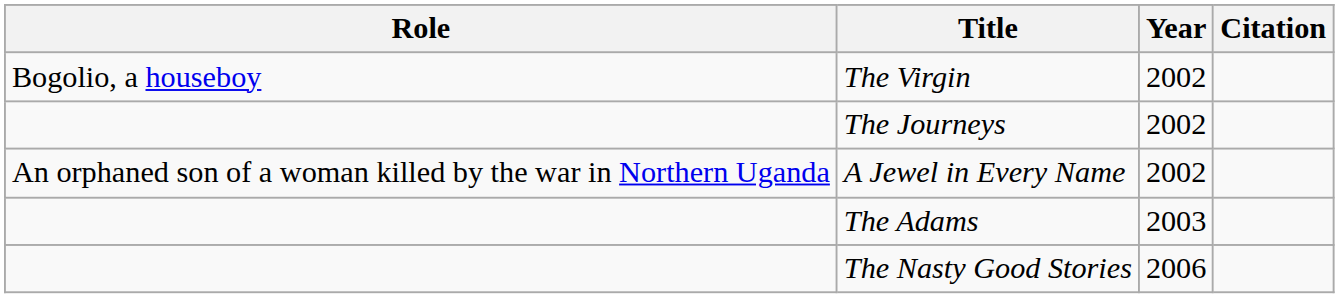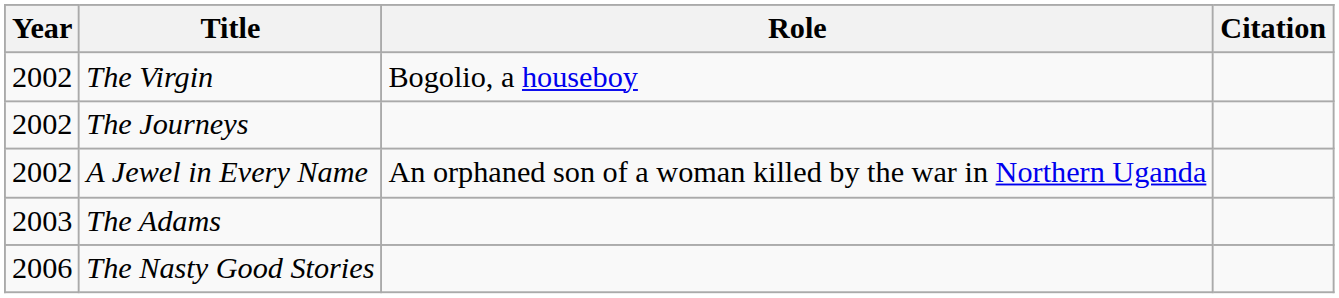columns swapped: (1176, 28) <-> (421, 28)
